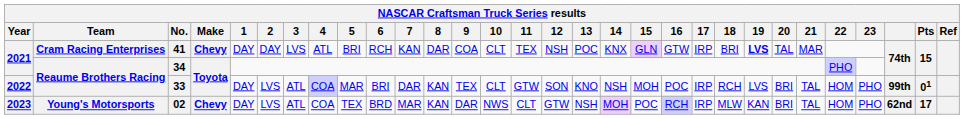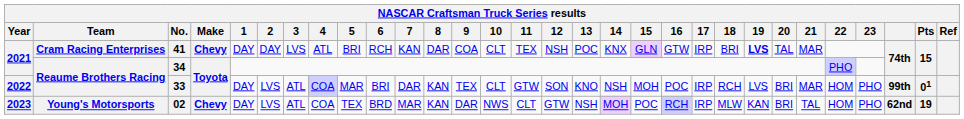(811, 86) TAL -> (811, 86) MAR
(926, 105) 17 -> (926, 105) 19
